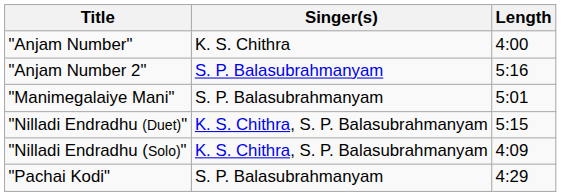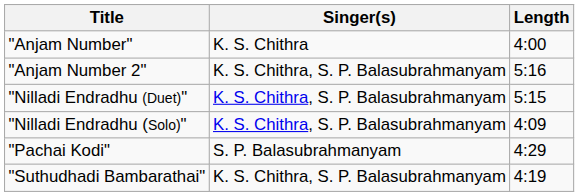(289, 71) S. P. Balasubrahmanyam -> (359, 71) K. S. Chithra, S. P. Balasubrahmanyam
- row: (91, 97)
+ row: (107, 177)
